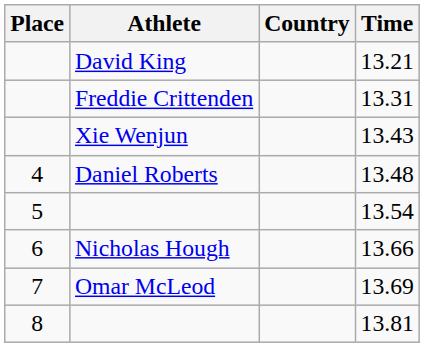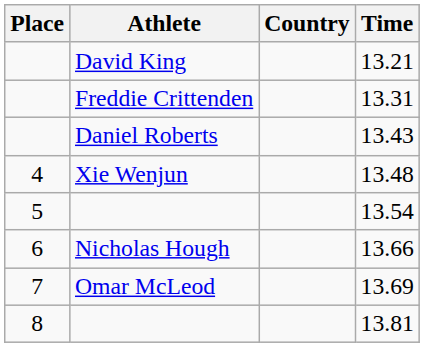(131, 135) Xie Wenjun -> (146, 135) Daniel Roberts
(146, 173) Daniel Roberts -> (131, 173) Xie Wenjun
